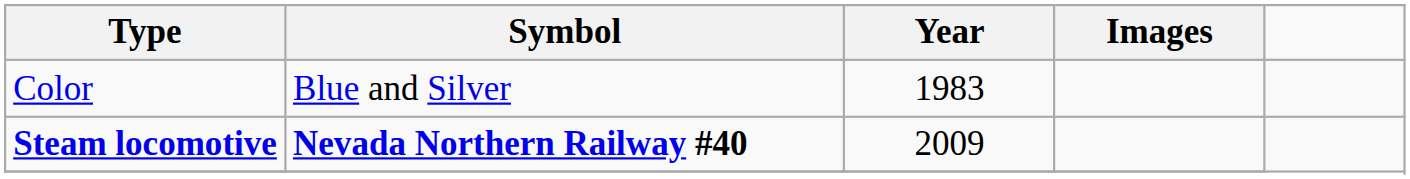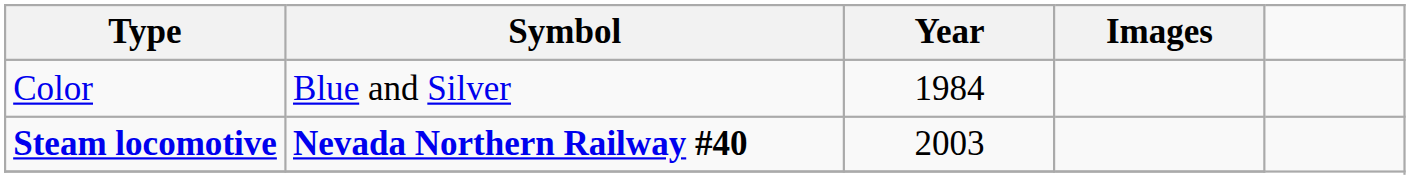(950, 87) 1983 -> (950, 87) 1984
(950, 143) 2009 -> (950, 143) 2003
